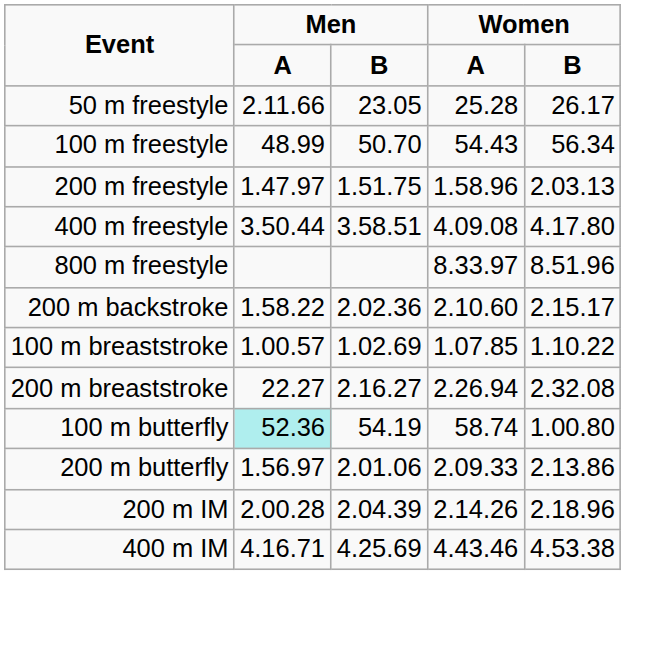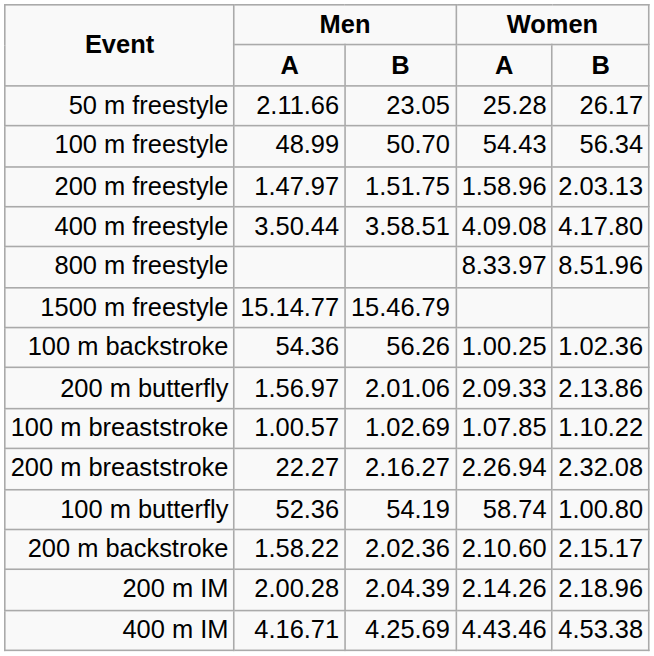+ row: (134, 307)
+ row: (128, 347)
rows swapped: (128, 307) <-> (144, 468)
(293, 428) paleturquoise background -> (307, 508) no background
